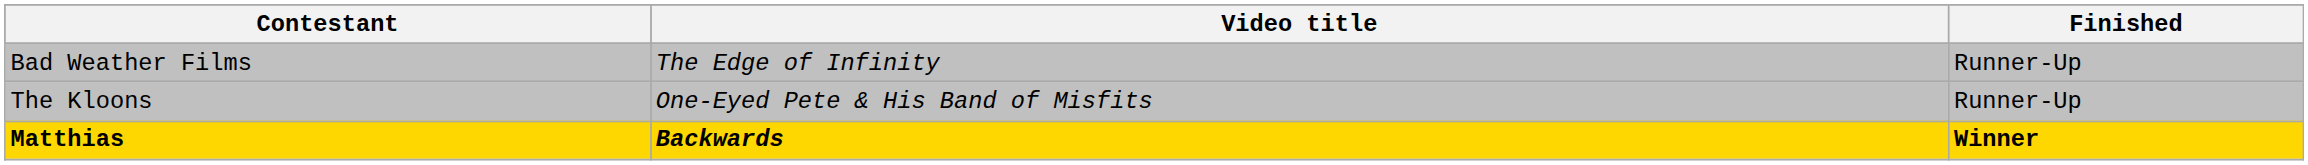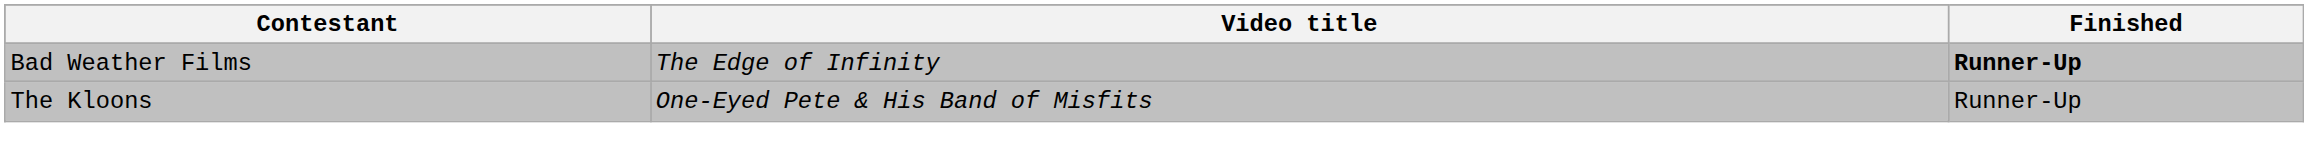(2018, 63) normal -> (2018, 63) bold
- row: (67, 140)
